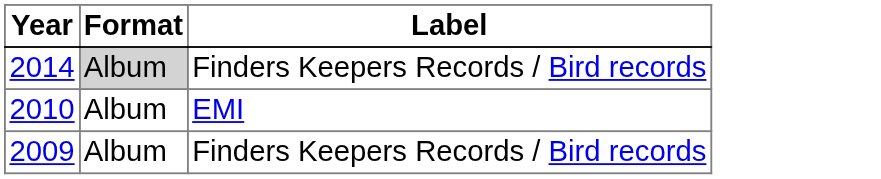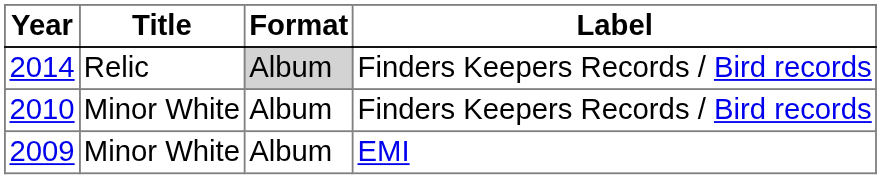+ column: (162, 25)
(218, 109) EMI -> (615, 109) Finders Keepers Records / Bird records
(449, 151) Finders Keepers Records / Bird records -> (384, 151) EMI
